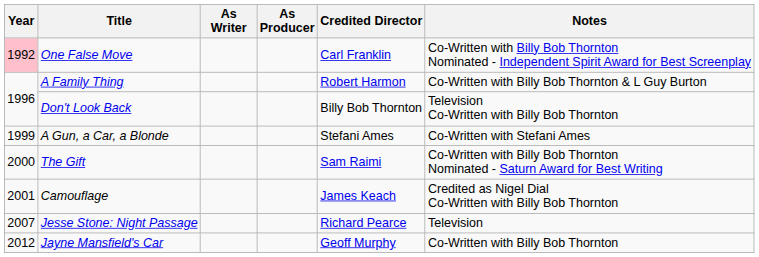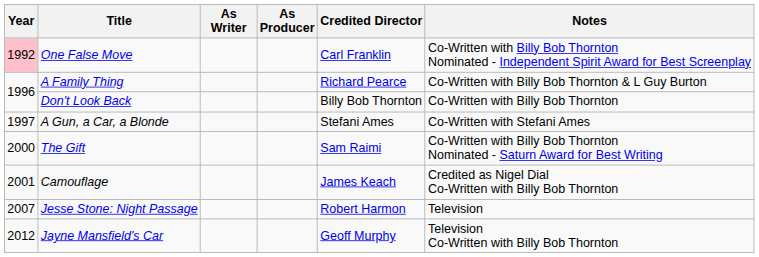(363, 82) Robert Harmon -> (363, 82) Richard Pearce
(523, 108) Television Co-Written with Billy Bob Thornton -> (523, 101) Co-Written with Billy Bob Thornton
(21, 135) 1999 -> (21, 121) 1997
(363, 223) Richard Pearce -> (363, 209) Robert Harmon
(523, 242) Co-Written with Billy Bob Thornton -> (523, 235) Television Co-Written with Billy Bob Thornton
